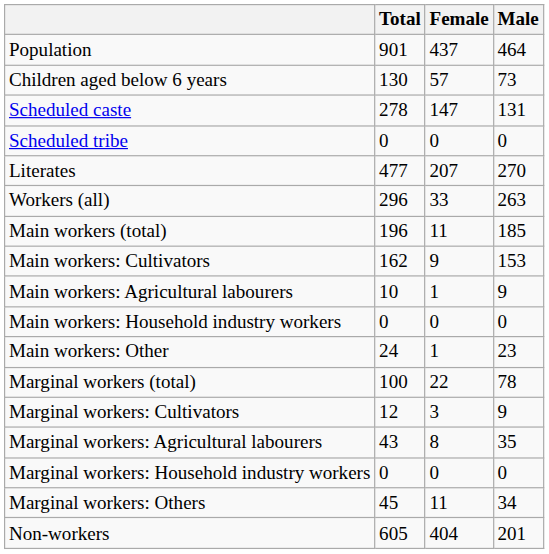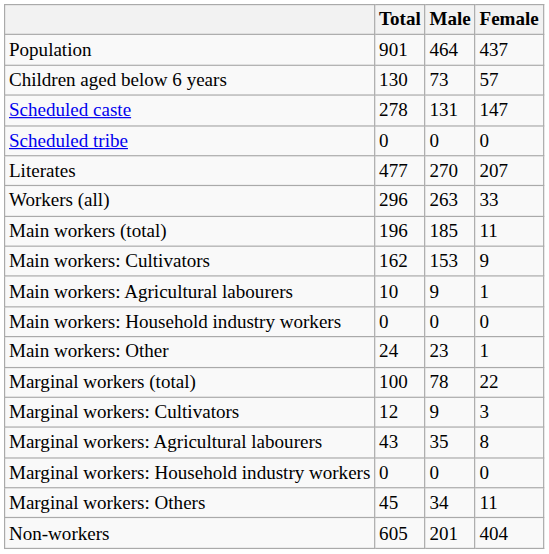columns swapped: (518, 19) <-> (459, 19)
